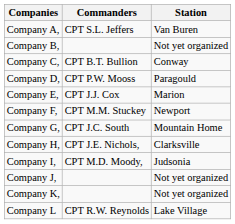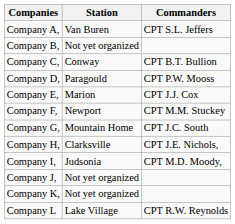columns swapped: (107, 12) <-> (191, 12)
